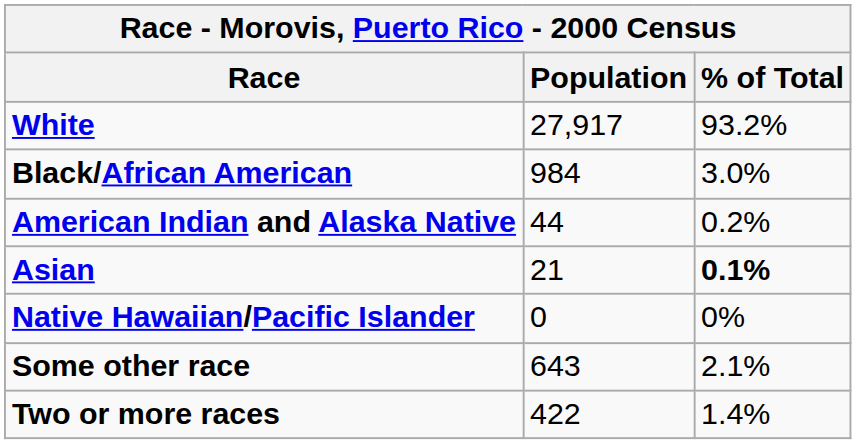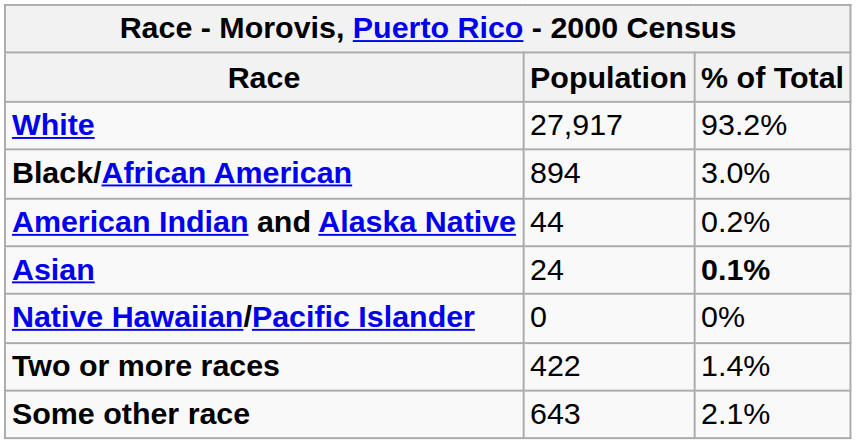(555, 173) 984 -> (555, 173) 894
(547, 269) 21 -> (547, 269) 24
rows swapped: (131, 366) <-> (146, 414)
